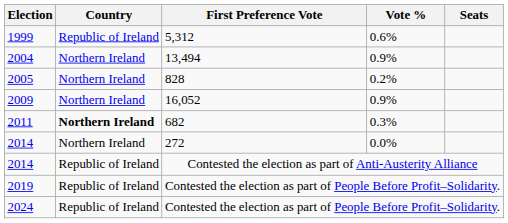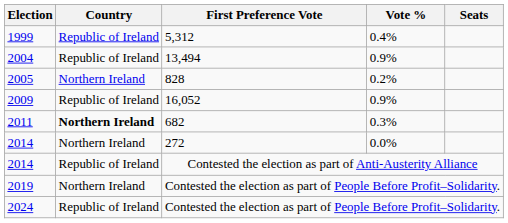(383, 36) 0.6% -> (383, 36) 0.4%
(102, 57) Northern Ireland -> (109, 57) Republic of Ireland
(102, 100) Northern Ireland -> (109, 100) Republic of Ireland
(109, 185) Republic of Ireland -> (102, 185) Northern Ireland
